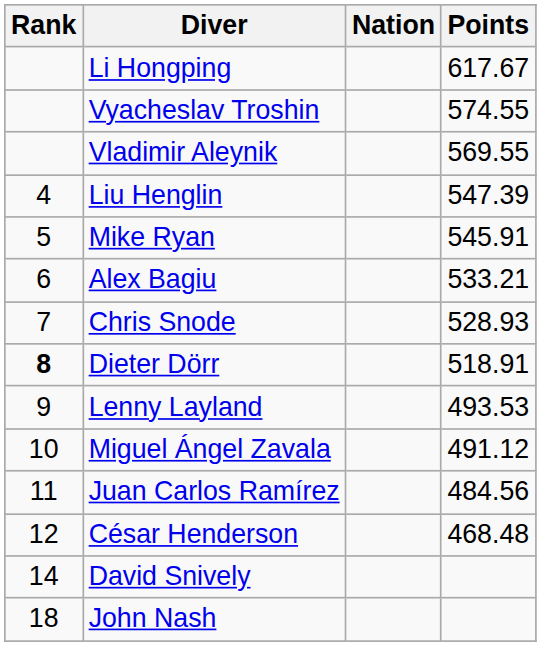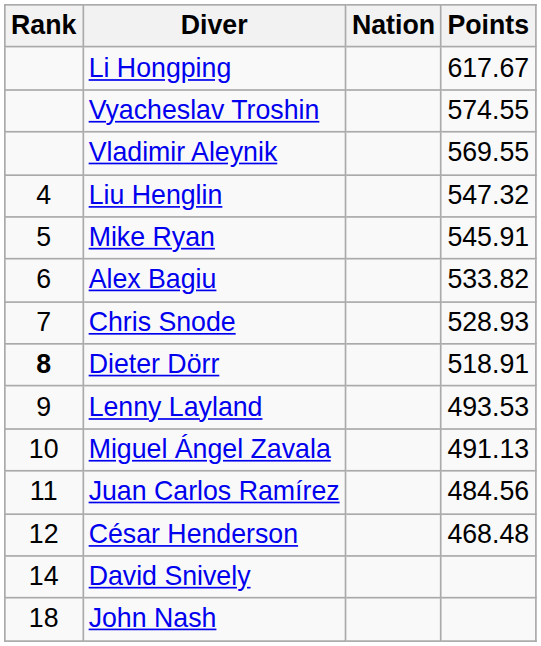(488, 195) 547.39 -> (488, 195) 547.32
(488, 279) 533.21 -> (488, 279) 533.82
(488, 449) 491.12 -> (488, 449) 491.13
